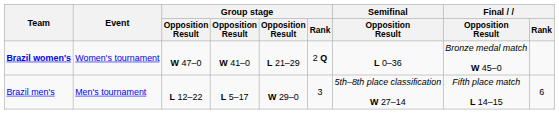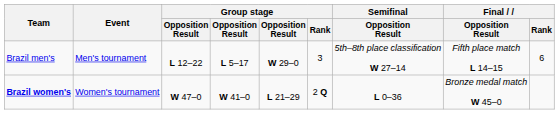rows swapped: (31, 92) <-> (39, 58)
